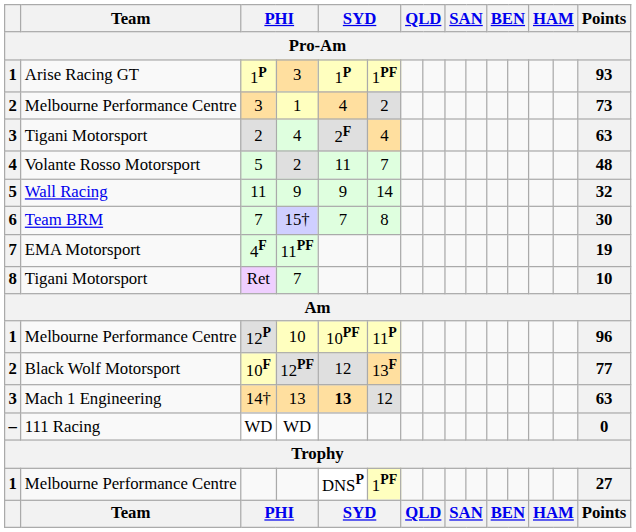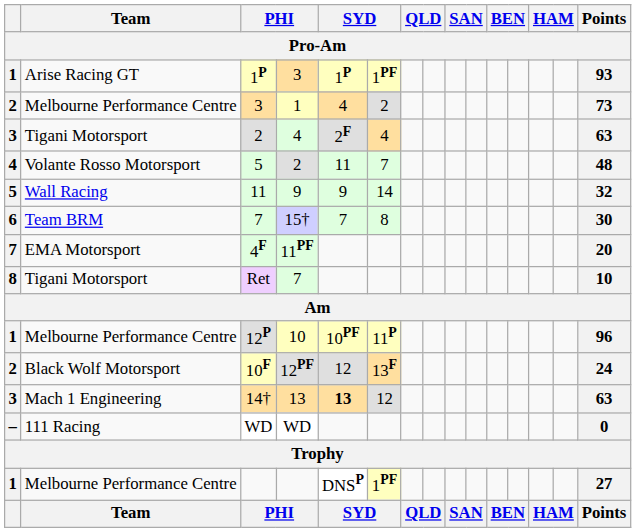(604, 249) 19 -> (604, 249) 20
(604, 368) 77 -> (604, 368) 24
